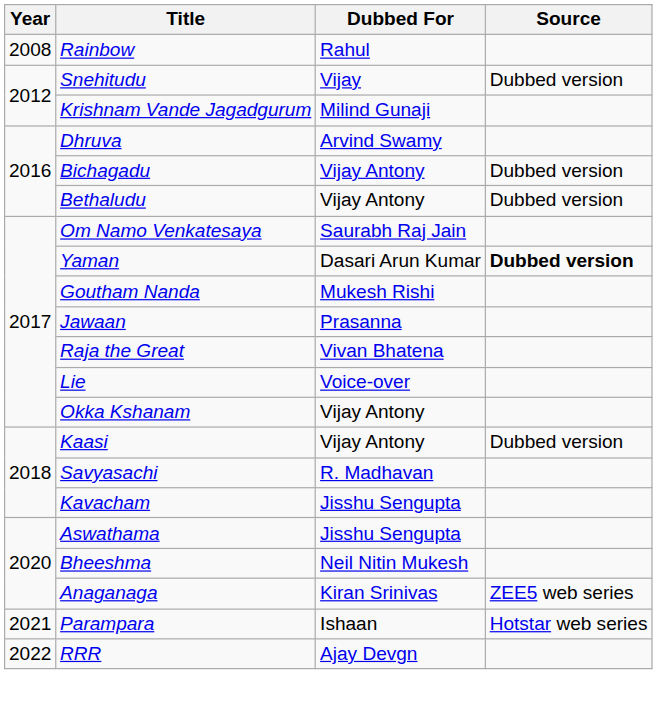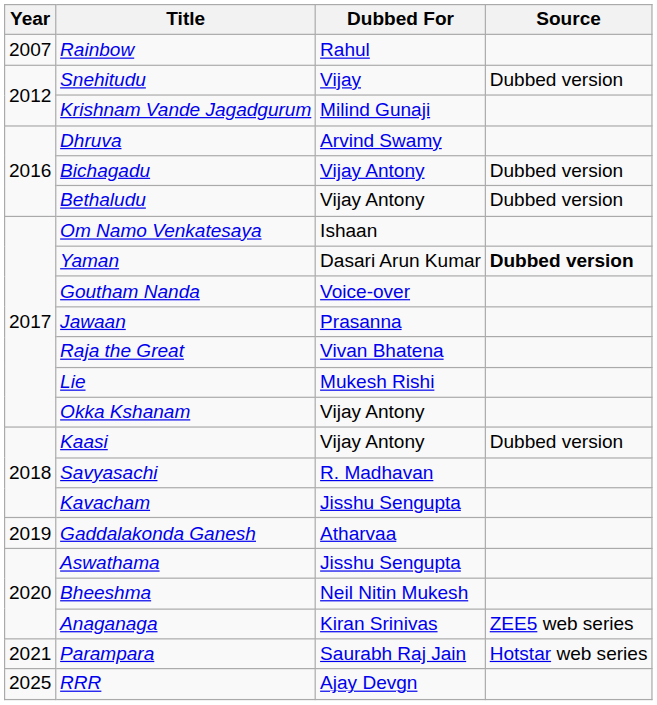(30, 49) 2008 -> (30, 49) 2007
(393, 230) Saurabh Raj Jain -> (349, 230) Ishaan
(377, 291) Mukesh Rishi -> (365, 291) Voice-over
(365, 381) Voice-over -> (377, 381) Mukesh Rishi
+ row: (158, 532)
(349, 623) Ishaan -> (393, 653) Saurabh Raj Jain
(30, 653) 2022 -> (30, 683) 2025
